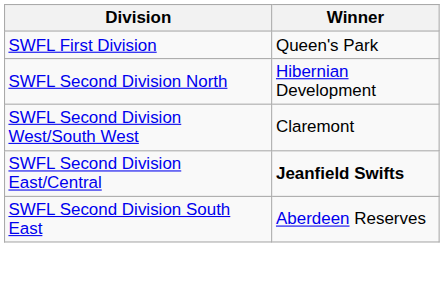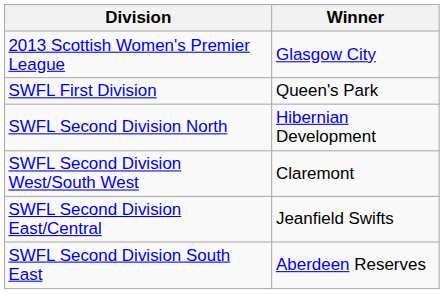+ row: (129, 54)
(340, 173) bold -> (335, 219) normal
